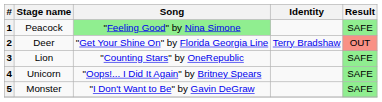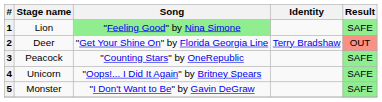(44, 27) Peacock -> (44, 27) Lion
(44, 58) Lion -> (44, 58) Peacock
